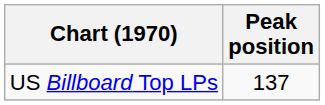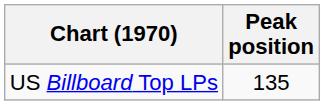(271, 81) 137 -> (271, 81) 135
